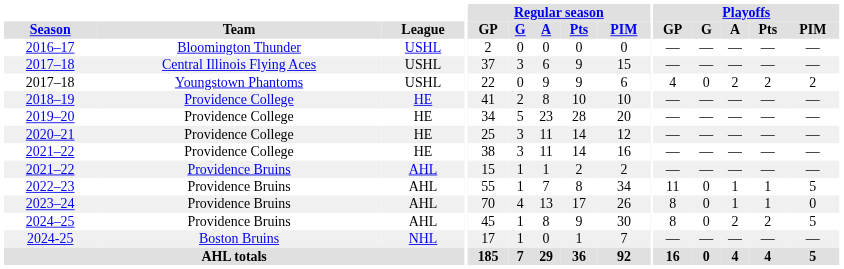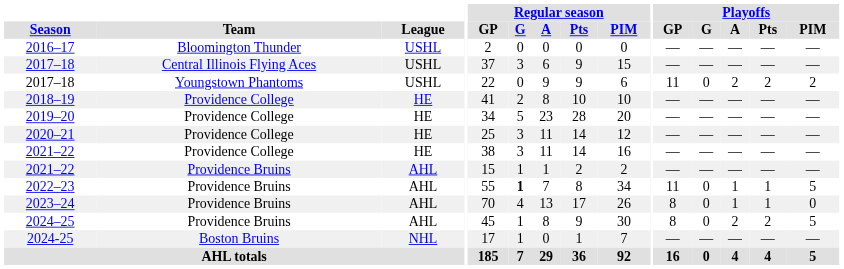(673, 82) 4 -> (673, 82) 11
(520, 186) normal -> (520, 186) bold
